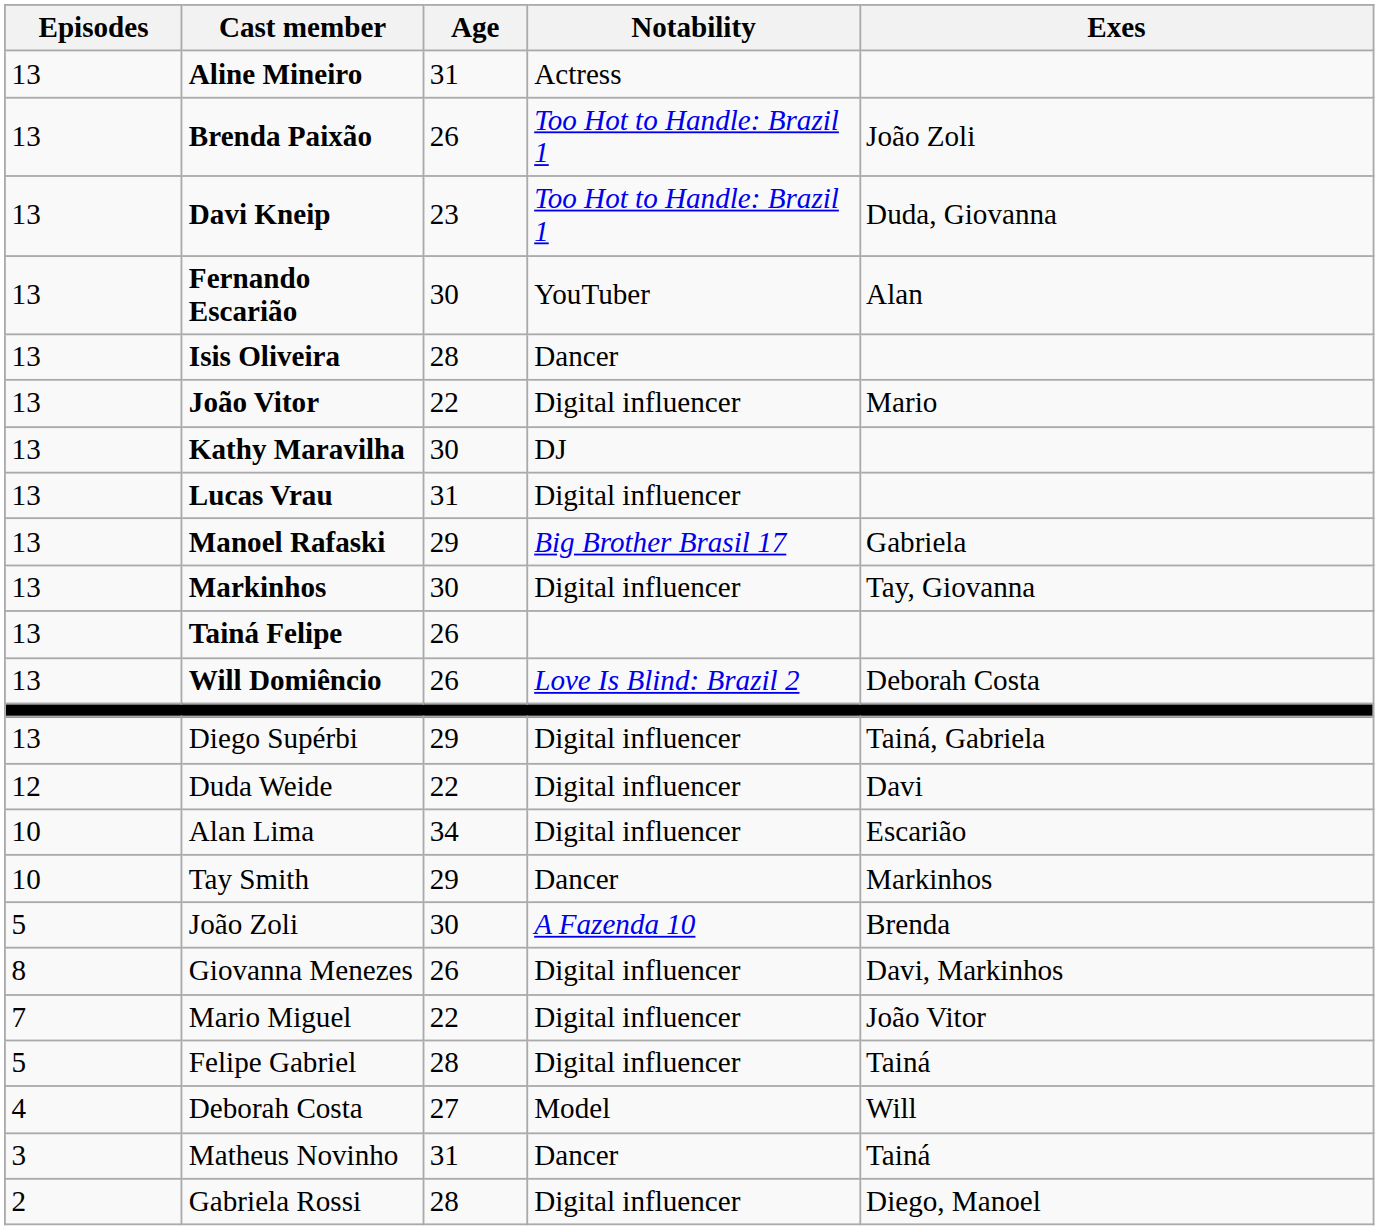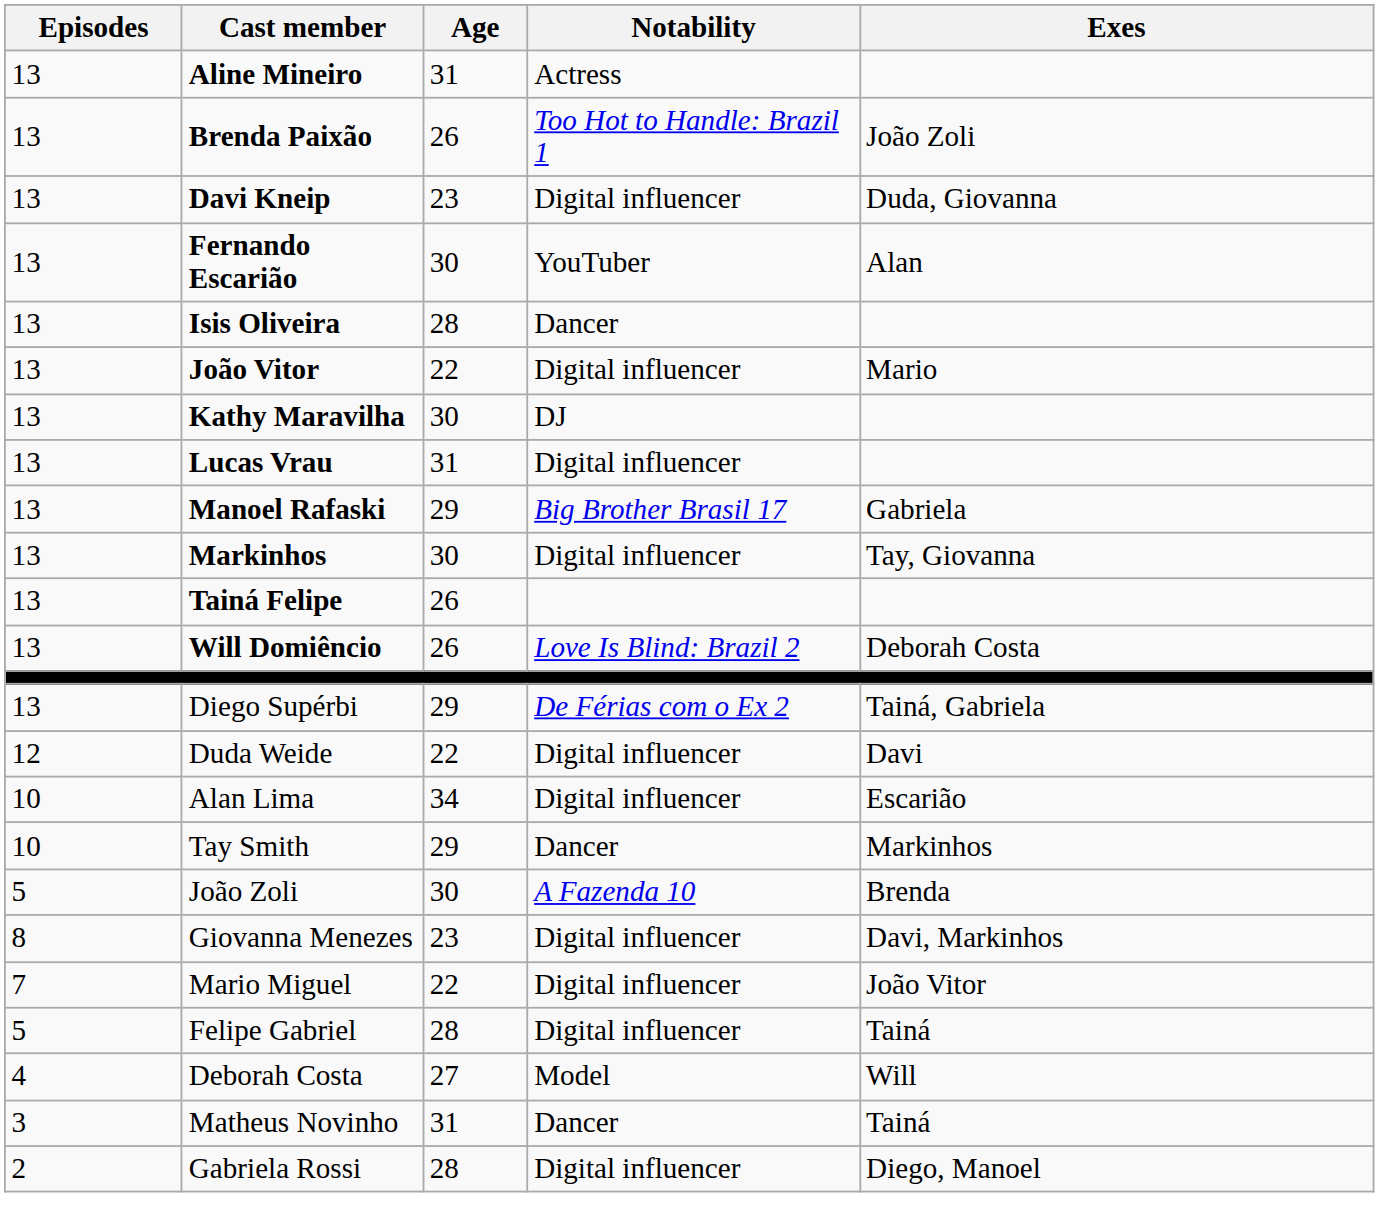(687, 215) Too Hot to Handle: Brazil 1 -> (637, 198) Digital influencer
(637, 739) Digital influencer -> (662, 706) De Férias com o Ex 2
(444, 970) 26 -> (444, 937) 23
